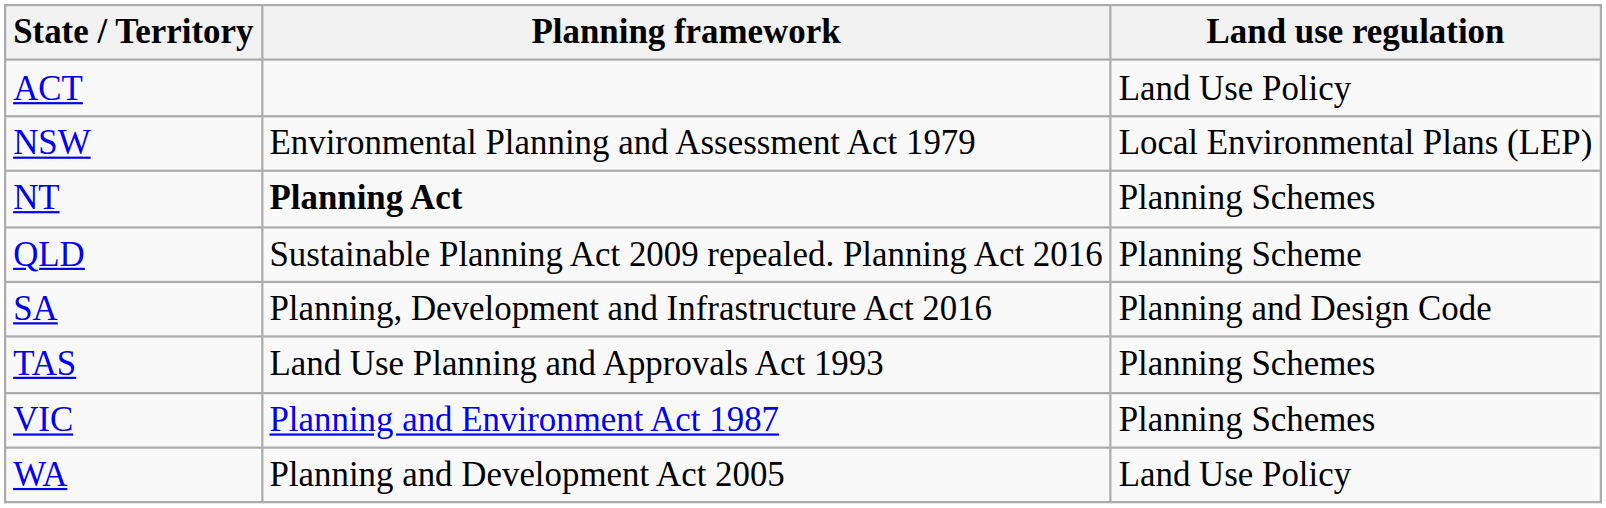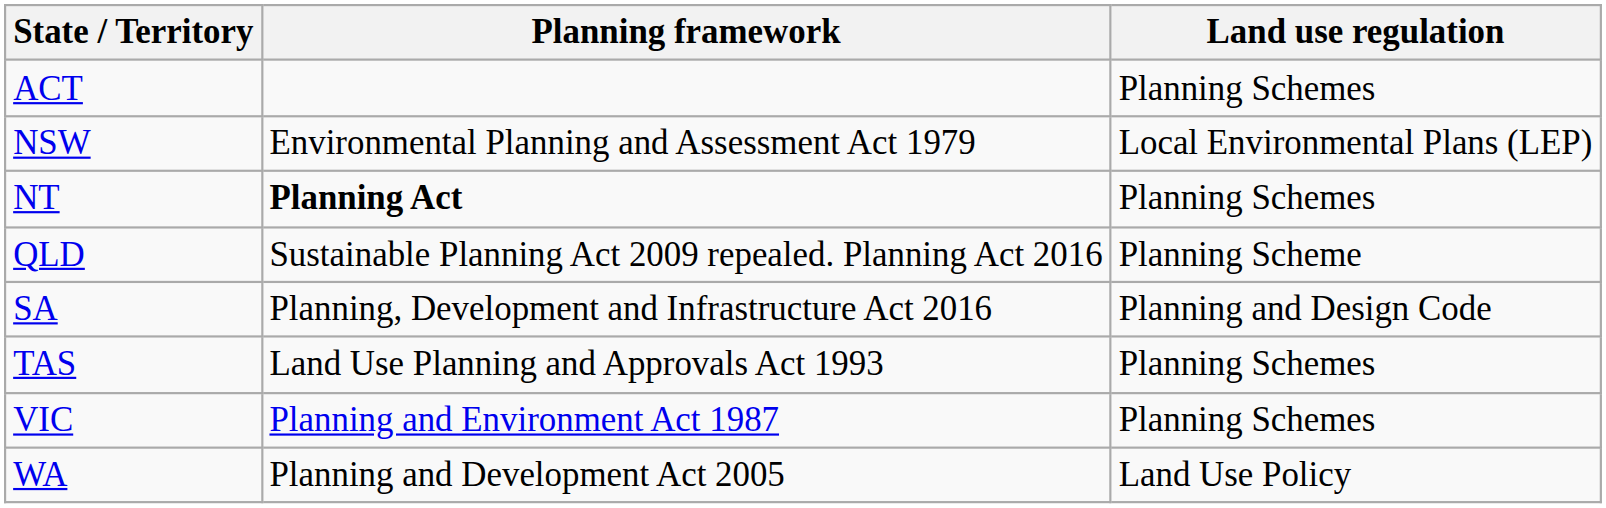(1235, 87) Land Use Policy -> (1247, 87) Planning Schemes
